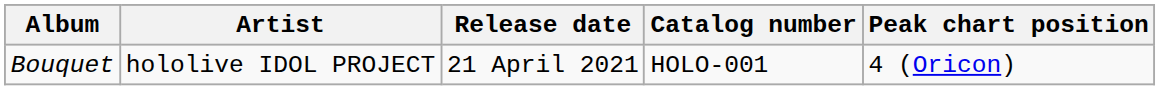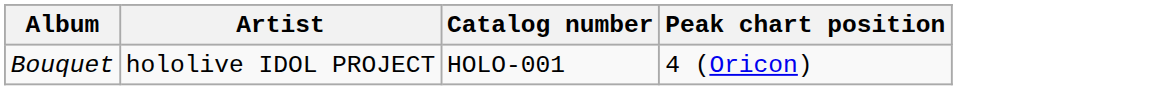- column: (543, 25)
